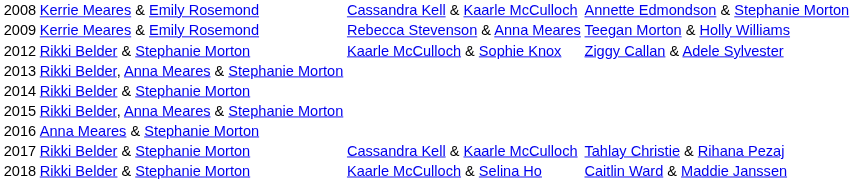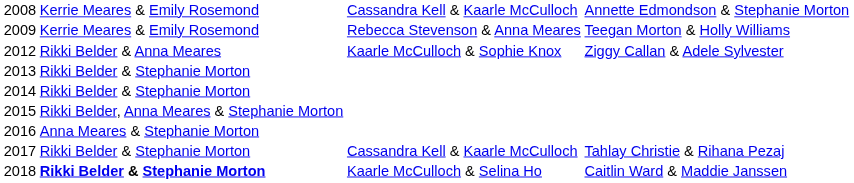(145, 51) Rikki Belder & Stephanie Morton -> (130, 51) Rikki Belder & Anna Meares
(192, 71) Rikki Belder, Anna Meares & Stephanie Morton -> (145, 71) Rikki Belder & Stephanie Morton
(145, 171) normal -> (153, 171) bold
